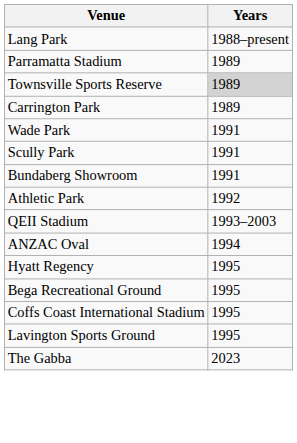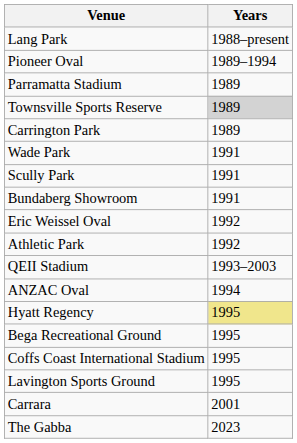+ row: (46, 61)
+ row: (59, 221)
(226, 267) no background -> (226, 312) khaki background
+ row: (29, 404)
